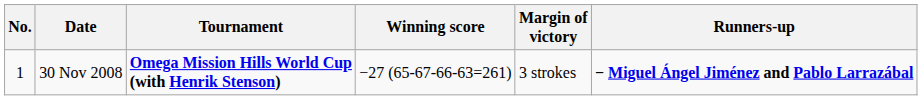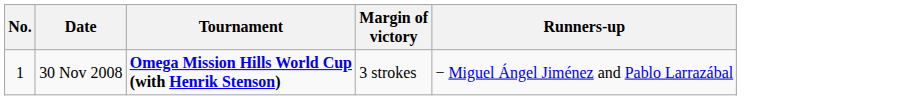- column: (435, 27)
(754, 72) bold -> (584, 72) normal
